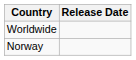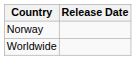rows swapped: (25, 47) <-> (32, 30)
